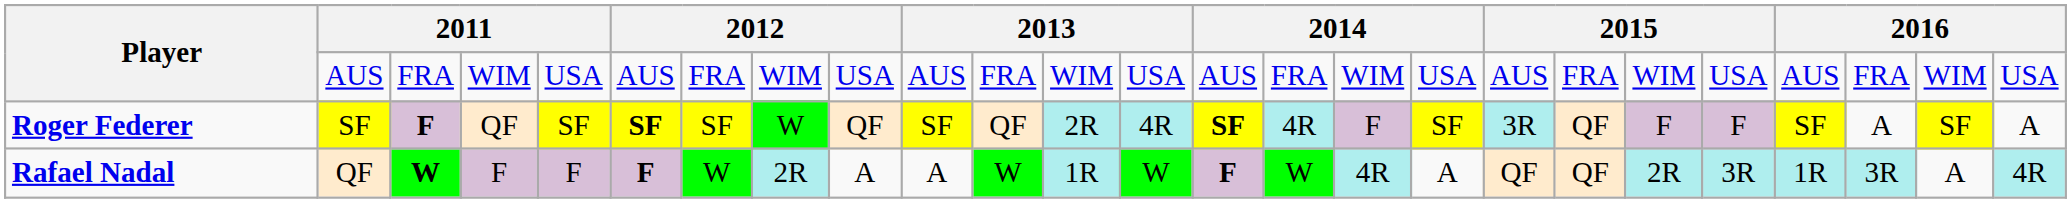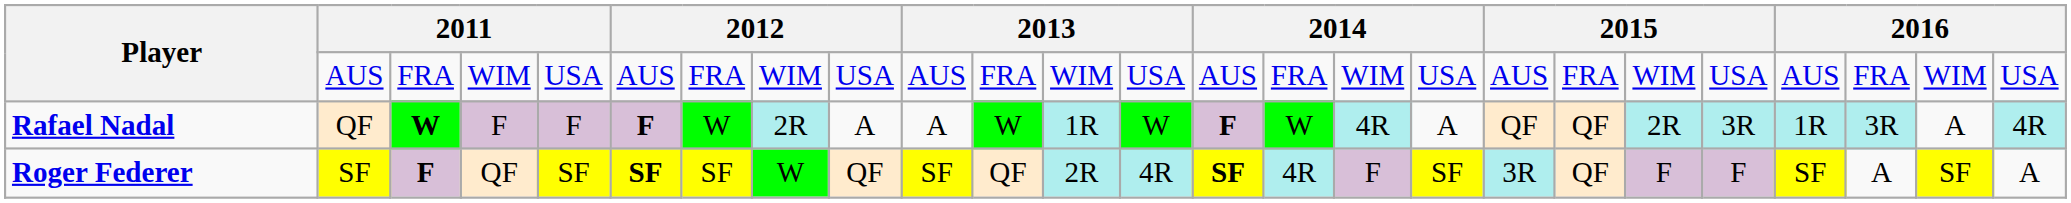rows swapped: (102, 124) <-> (93, 172)
